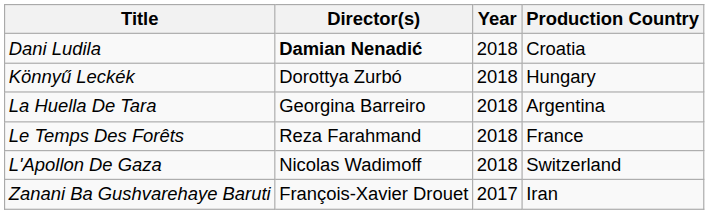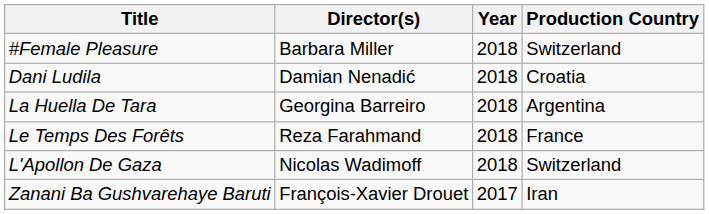+ row: (83, 48)
(351, 48) bold -> (347, 77) normal
- row: (72, 77)
